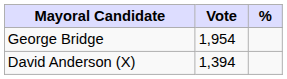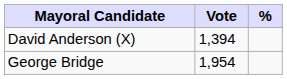rows swapped: (56, 39) <-> (72, 62)
